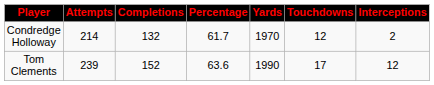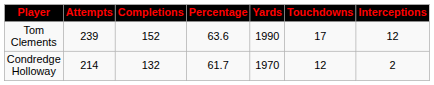rows swapped: (34, 65) <-> (34, 36)
